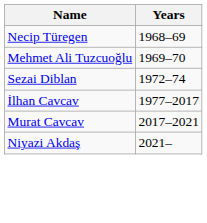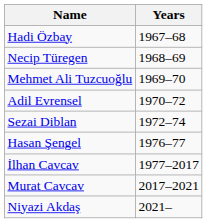+ row: (40, 36)
+ row: (45, 100)
+ row: (44, 143)
